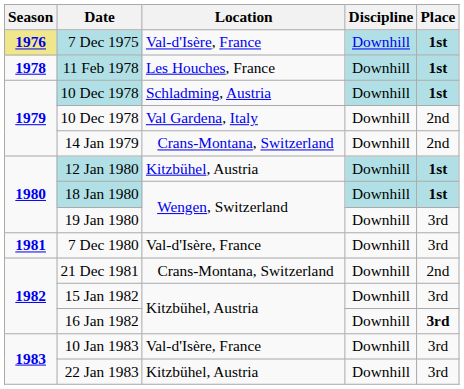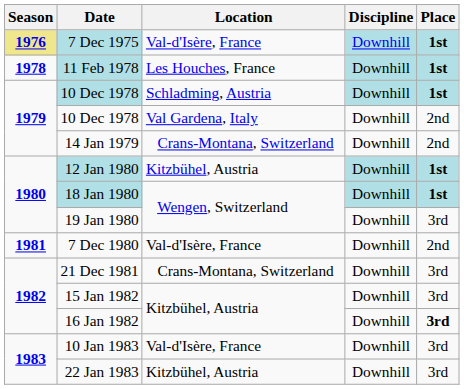(438, 245) 3rd -> (438, 245) 2nd
(438, 270) 2nd -> (438, 270) 3rd
